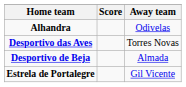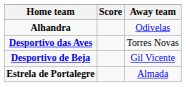(153, 58) Almada -> (153, 58) Gil Vicente
(153, 74) Gil Vicente -> (153, 74) Almada
